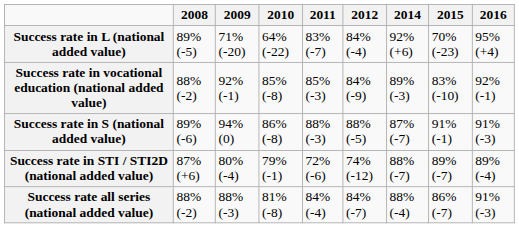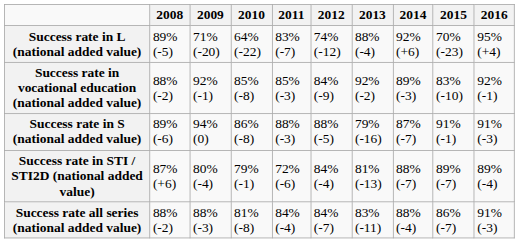+ column: (372, 15)
(358, 44) 84% (-4) -> (327, 44) 74% (-12)
(360, 168) 74% (-12) -> (326, 176) 84% (-4)
